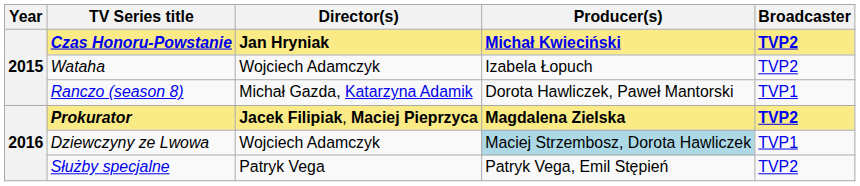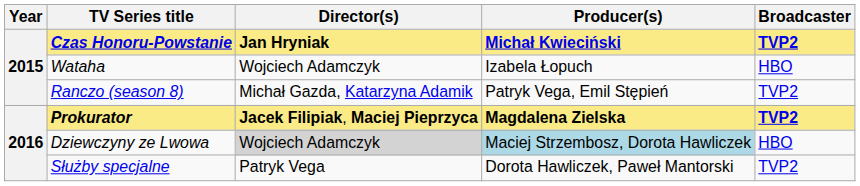(778, 67) TVP2 -> (776, 67) HBO
(609, 92) Dorota Hawliczek, Paweł Mantorski -> (577, 92) Patryk Vega, Emil Stępień
(778, 92) TVP1 -> (778, 92) TVP2
(310, 142) no background -> (310, 142) lightgrey background
(778, 142) TVP1 -> (776, 142) HBO
(577, 167) Patryk Vega, Emil Stępień -> (609, 167) Dorota Hawliczek, Paweł Mantorski
